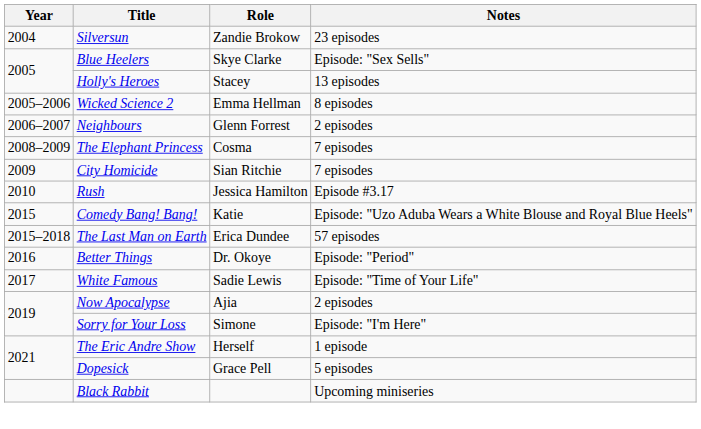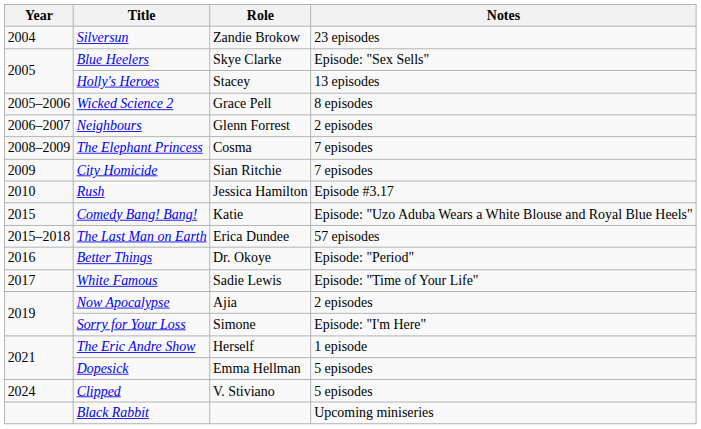(257, 103) Emma Hellman -> (242, 103) Grace Pell
(242, 368) Grace Pell -> (257, 368) Emma Hellman
+ row: (99, 390)
